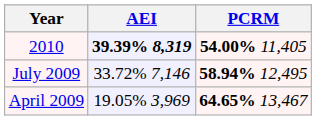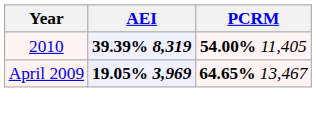- row: (46, 73)
(142, 100) normal -> (142, 73) bold
